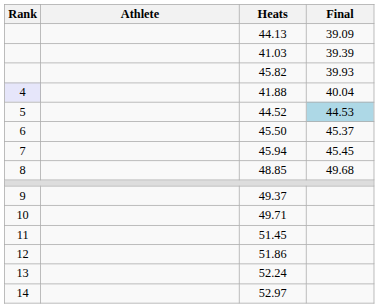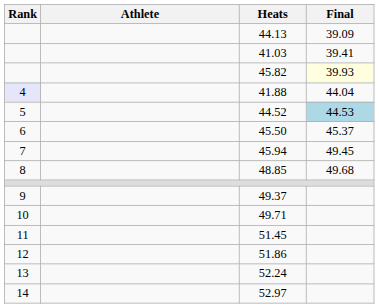(340, 53) 39.39 -> (340, 53) 39.41
(340, 72) no background -> (340, 72) lightyellow background
(340, 92) 40.04 -> (340, 92) 44.04
(340, 151) 45.45 -> (340, 151) 49.45
